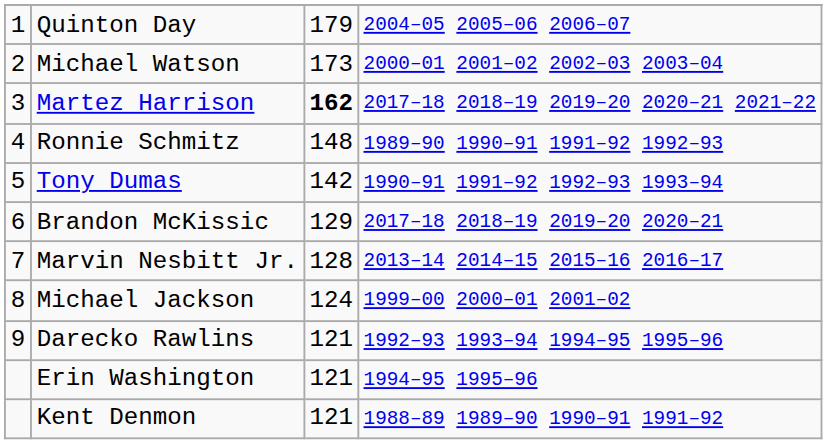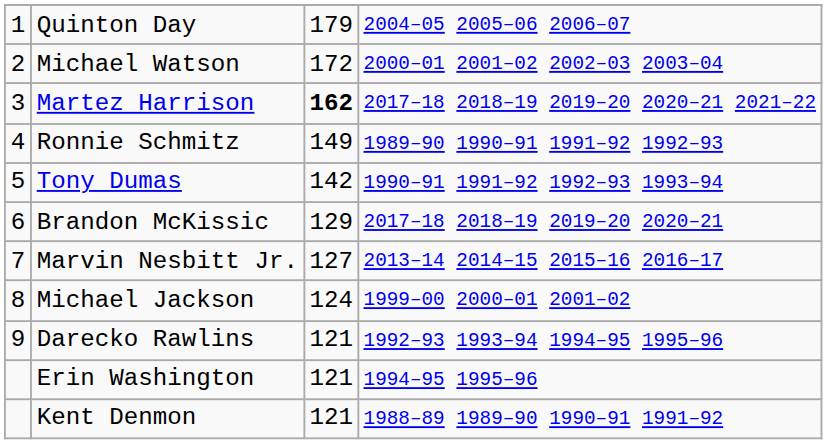(331, 64) 173 -> (331, 64) 172
(331, 143) 148 -> (331, 143) 149
(331, 261) 128 -> (331, 261) 127
